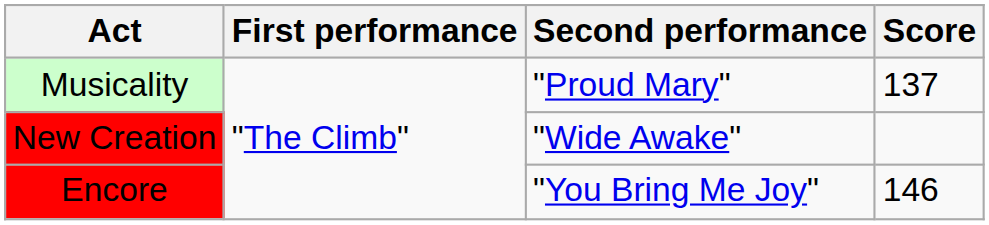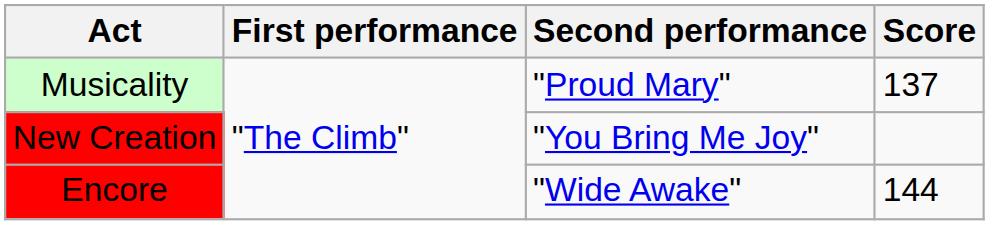(637, 137) "Wide Awake" -> (676, 137) "You Bring Me Joy"
(676, 191) "You Bring Me Joy" -> (637, 191) "Wide Awake"
(911, 191) 146 -> (911, 191) 144
